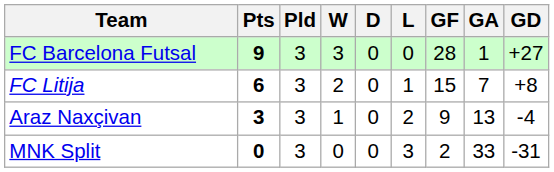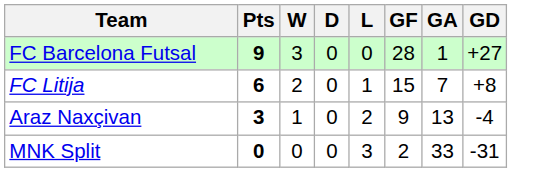- column: (300, 20)
